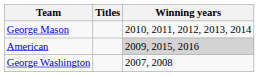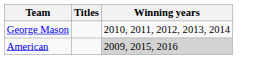- row: (49, 63)
